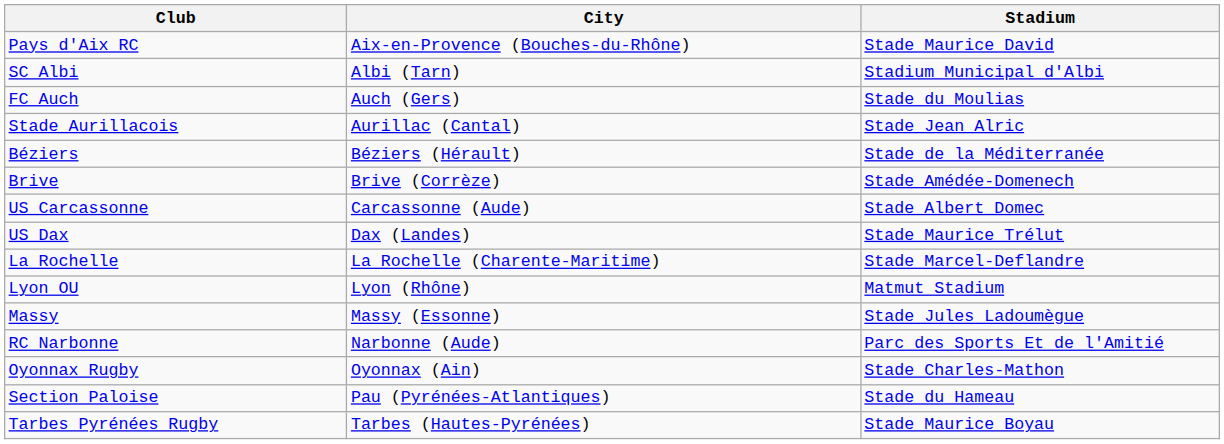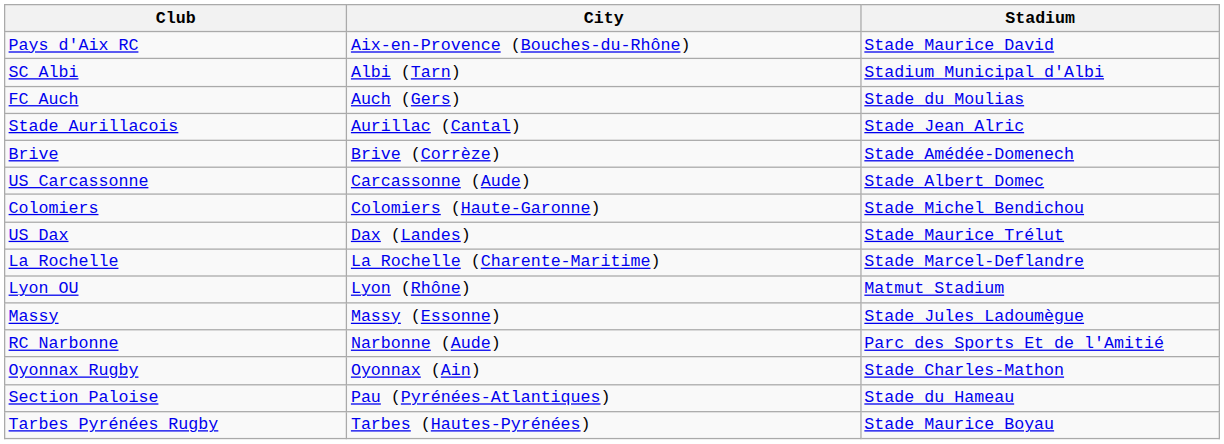- row: (44, 154)
+ row: (54, 208)
